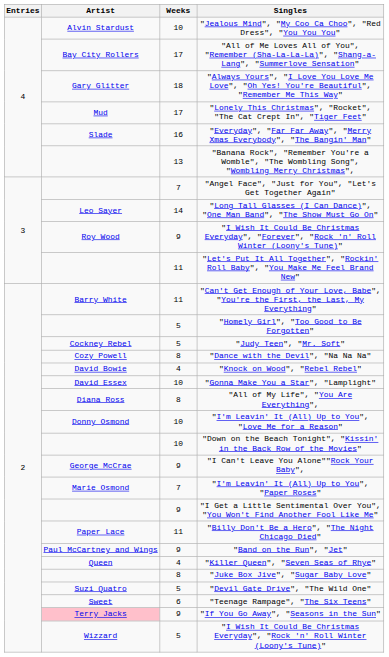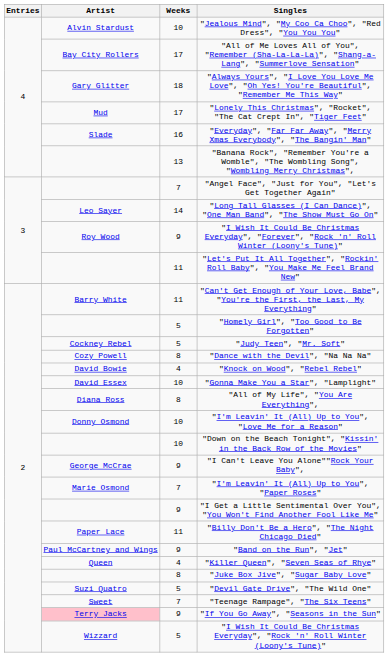(178, 601) 6 -> (178, 601) 7
